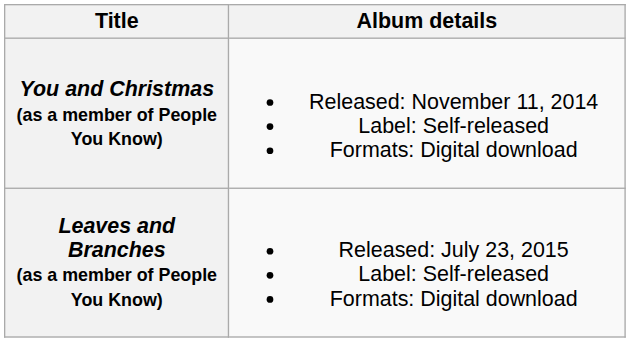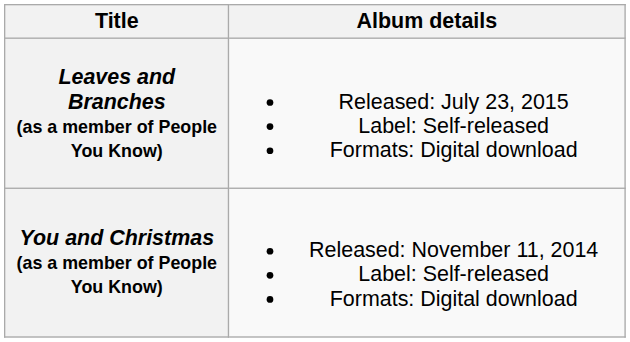rows swapped: (117, 113) <-> (117, 262)
